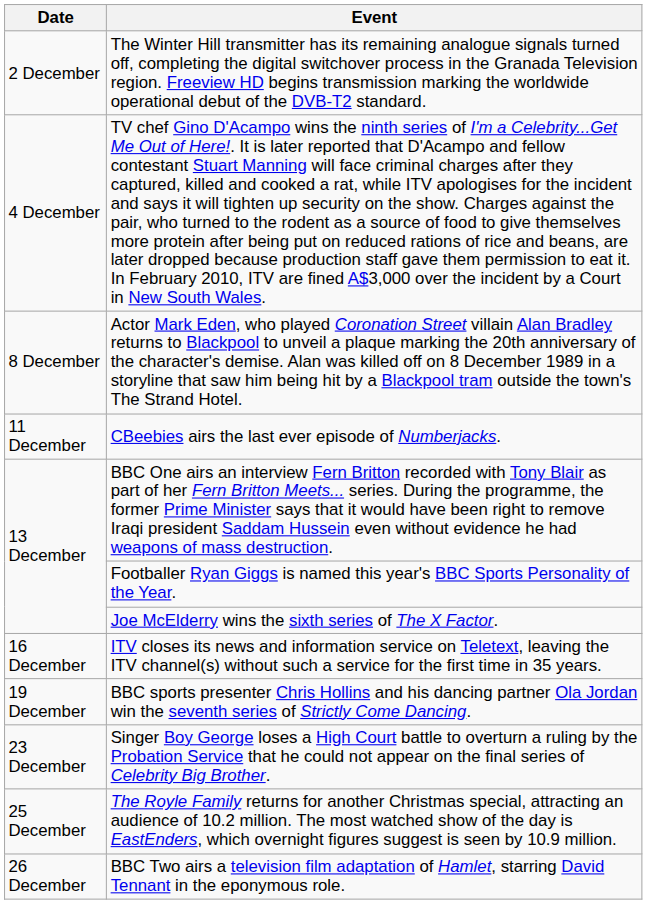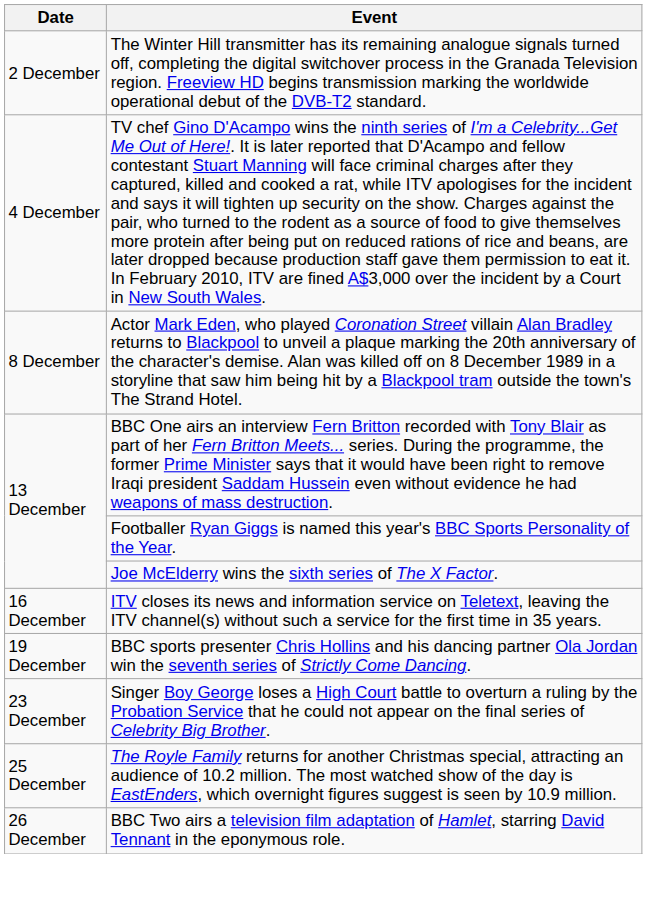- row: (306, 436)
